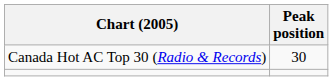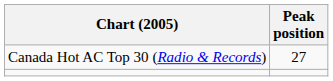(299, 57) 30 -> (299, 57) 27
